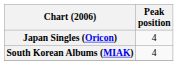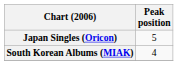(154, 38) 4 -> (154, 38) 5
